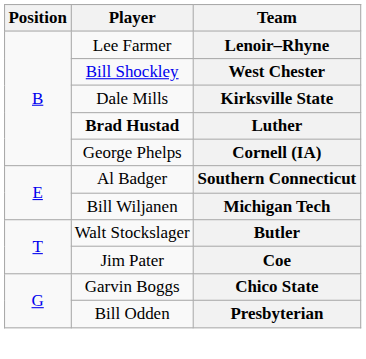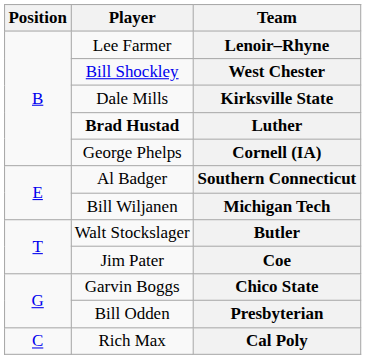+ row: (277, 340)
